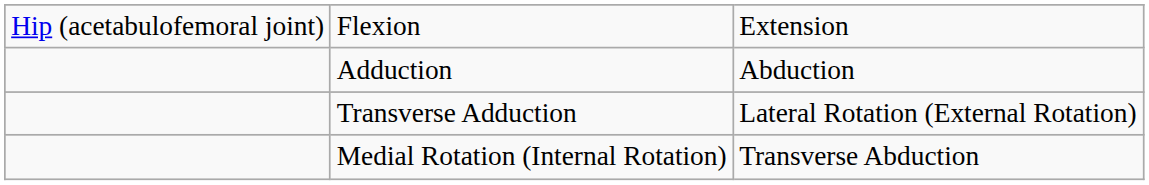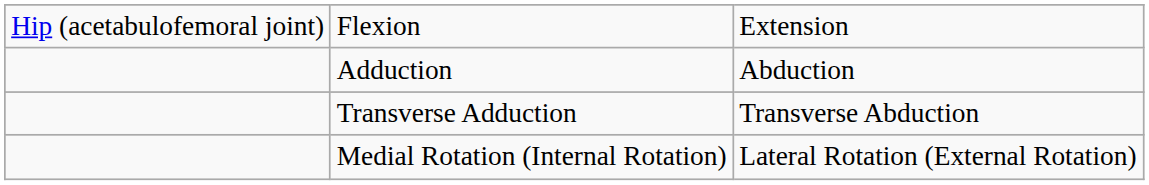(938, 112) Lateral Rotation (External Rotation) -> (859, 112) Transverse Abduction
(859, 156) Transverse Abduction -> (938, 156) Lateral Rotation (External Rotation)
